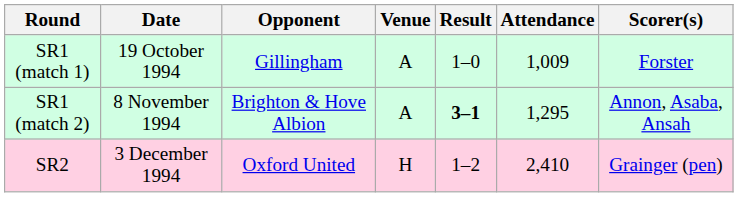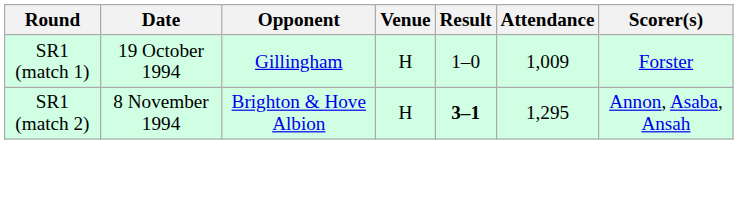(405, 60) A -> (405, 60) H
(405, 113) A -> (405, 113) H
- row: (52, 165)
